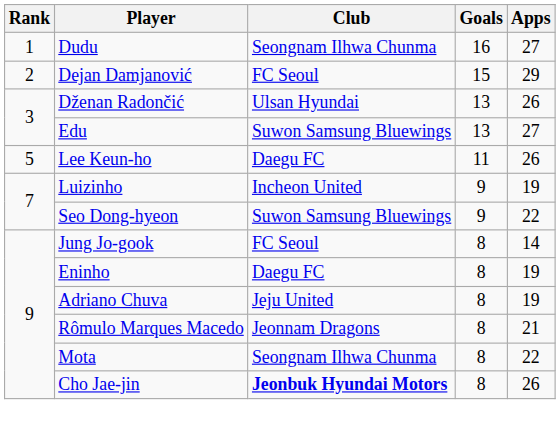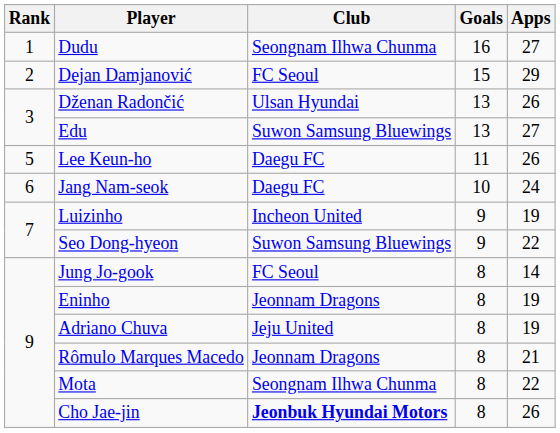+ row: (113, 187)
(288, 272) Daegu FC -> (316, 300) Jeonnam Dragons
